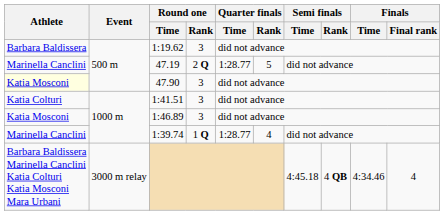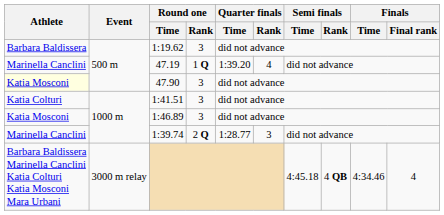(201, 65) 2 Q -> (201, 65) 1 Q
(235, 65) 1:28.77 -> (235, 65) 1:39.20
(269, 65) 5 -> (269, 65) 4
(201, 134) 1 Q -> (201, 134) 2 Q
(269, 134) 4 -> (269, 134) 3
